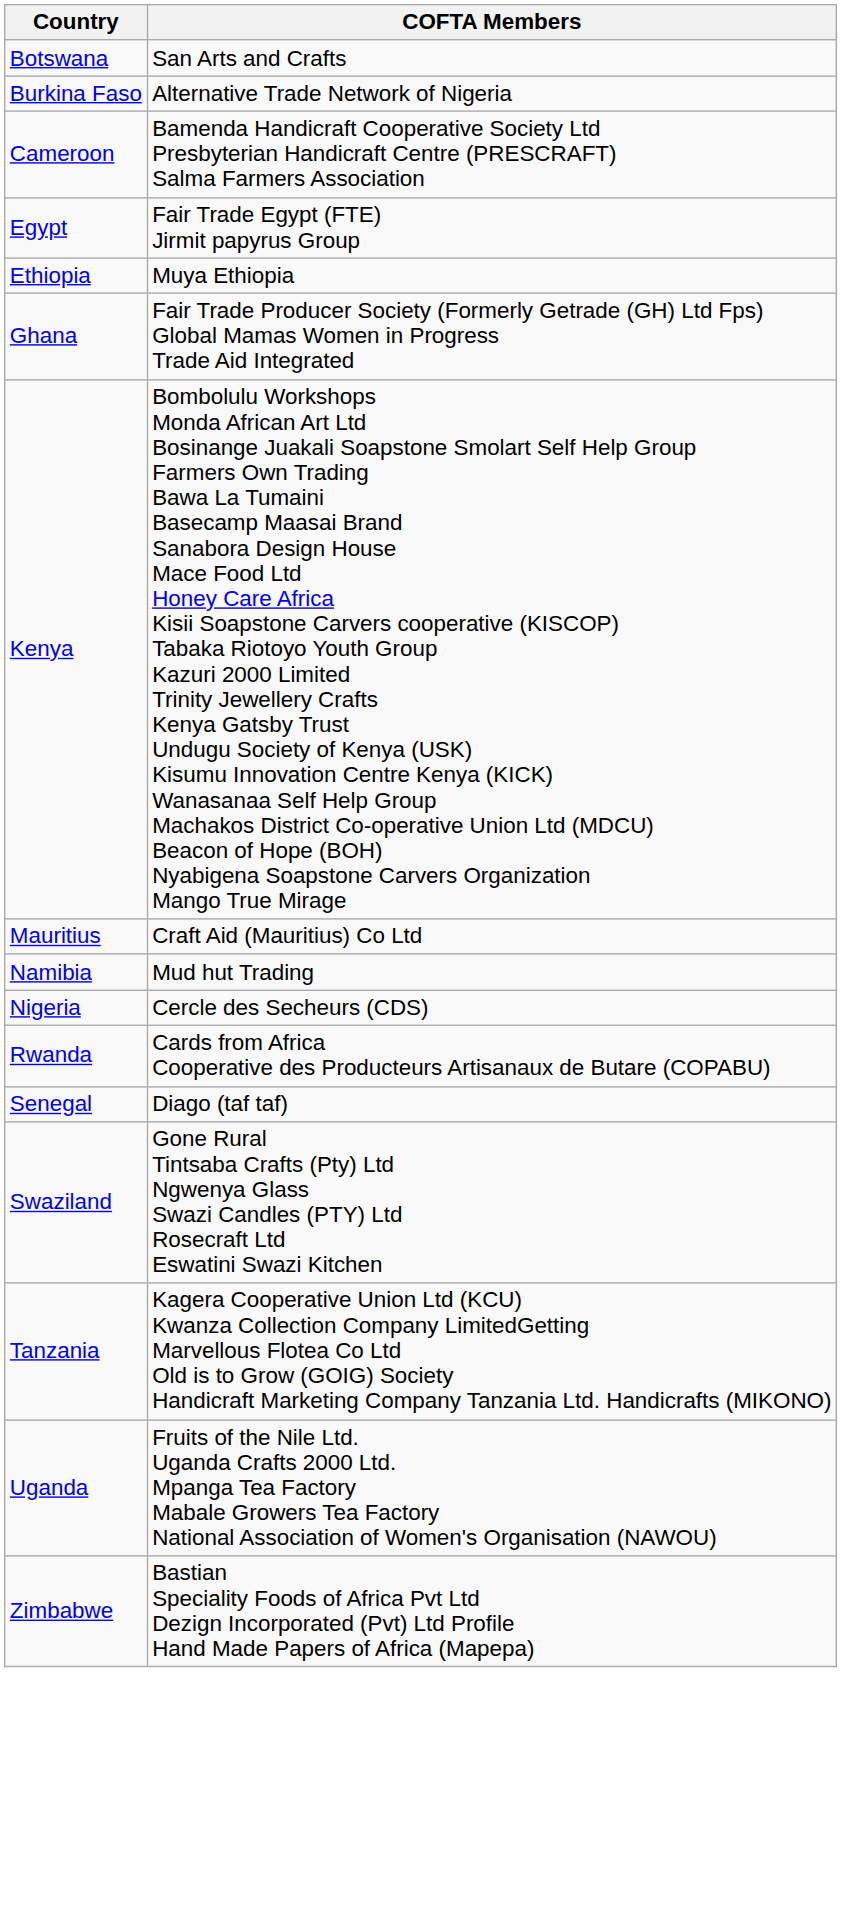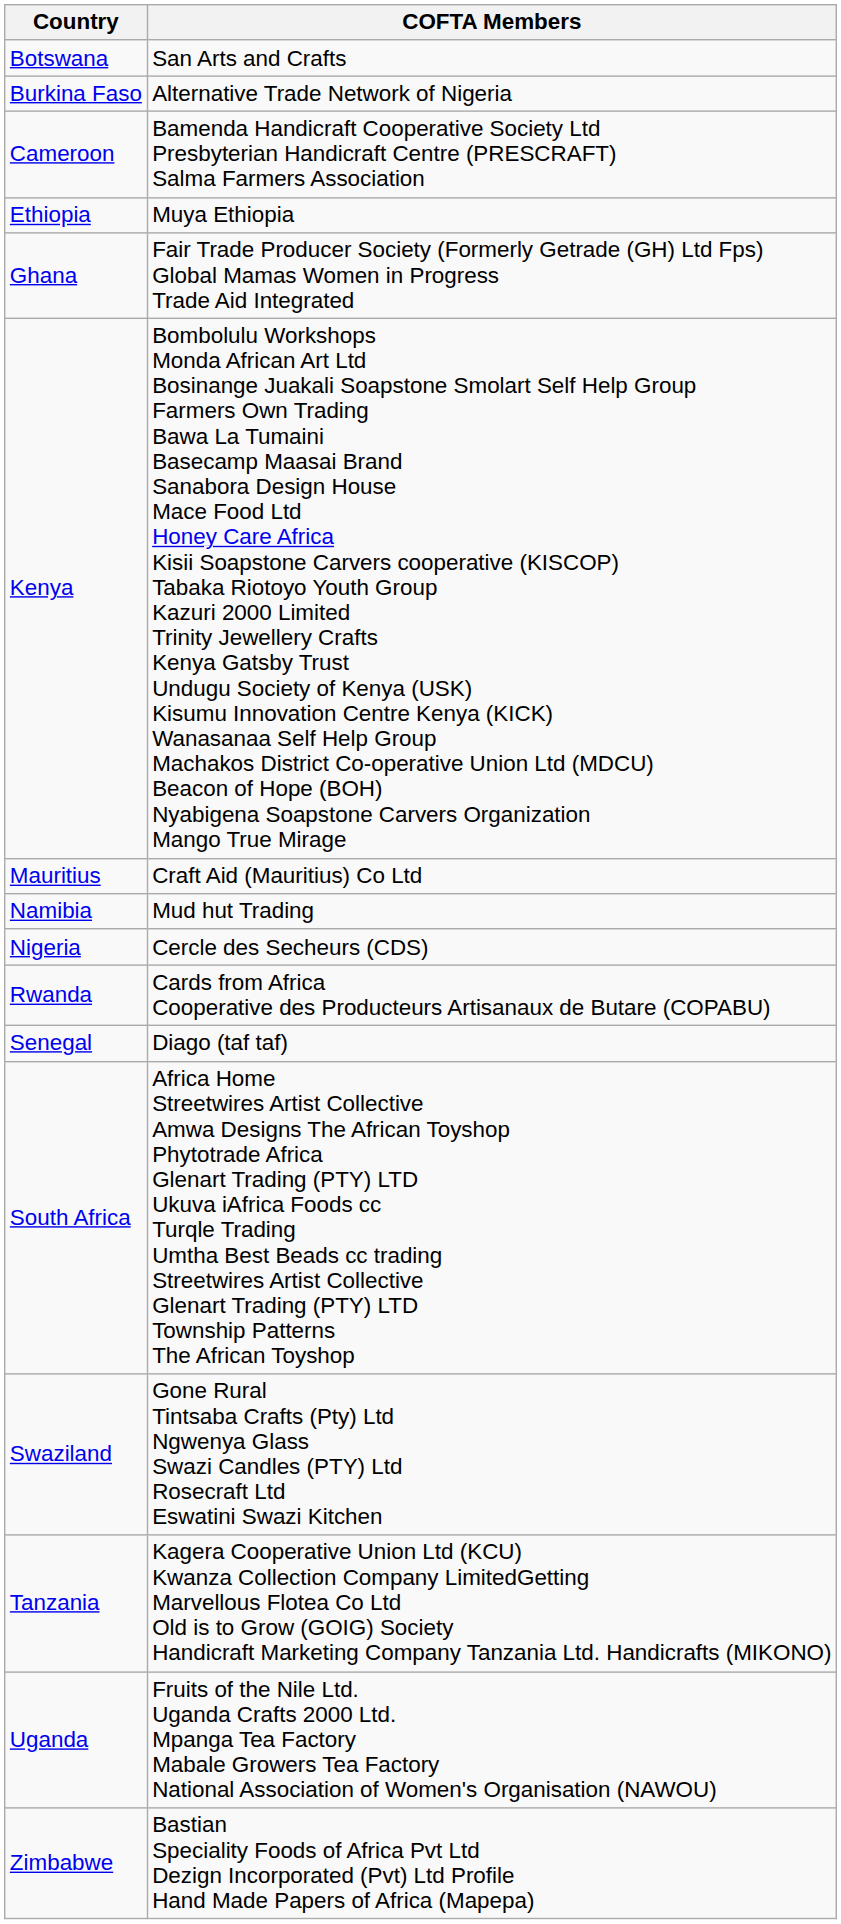- row: (39, 227)
+ row: (70, 1217)
